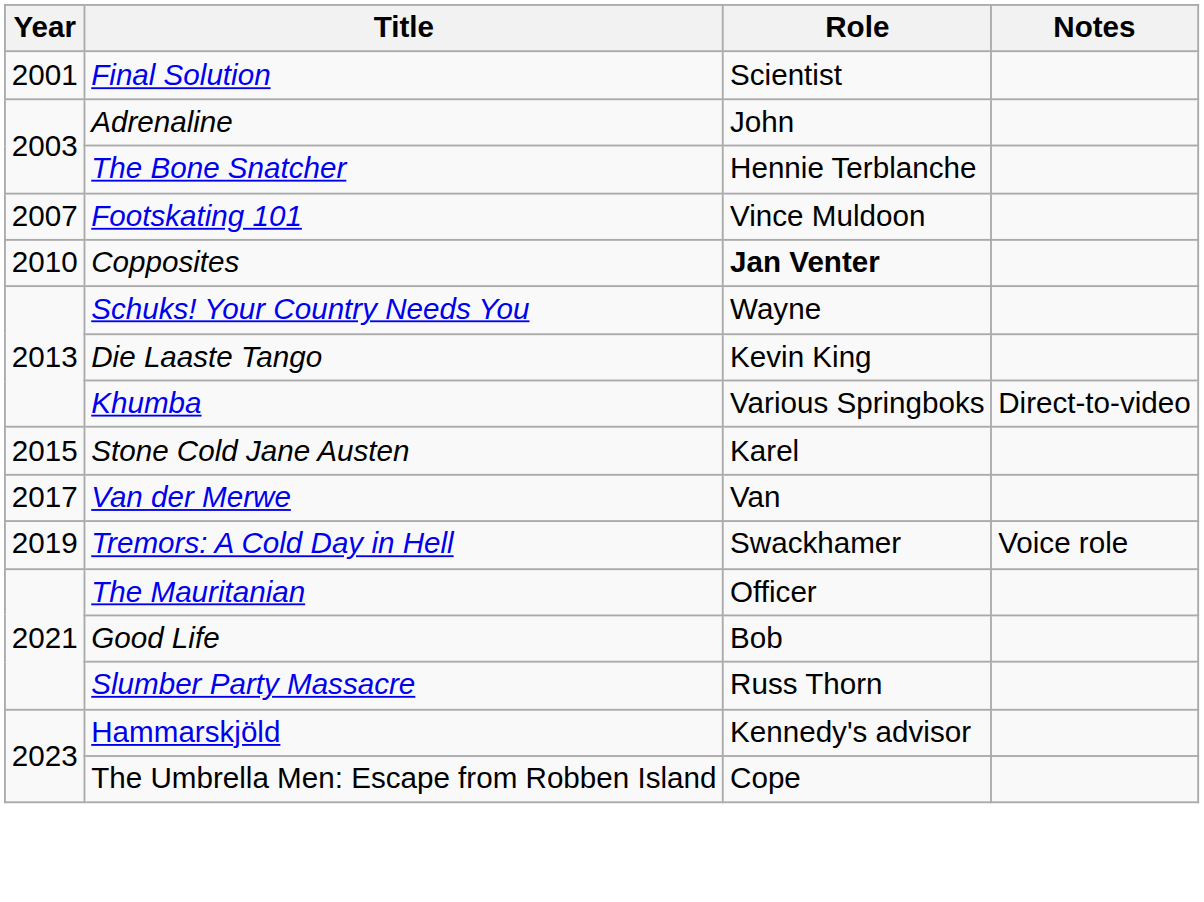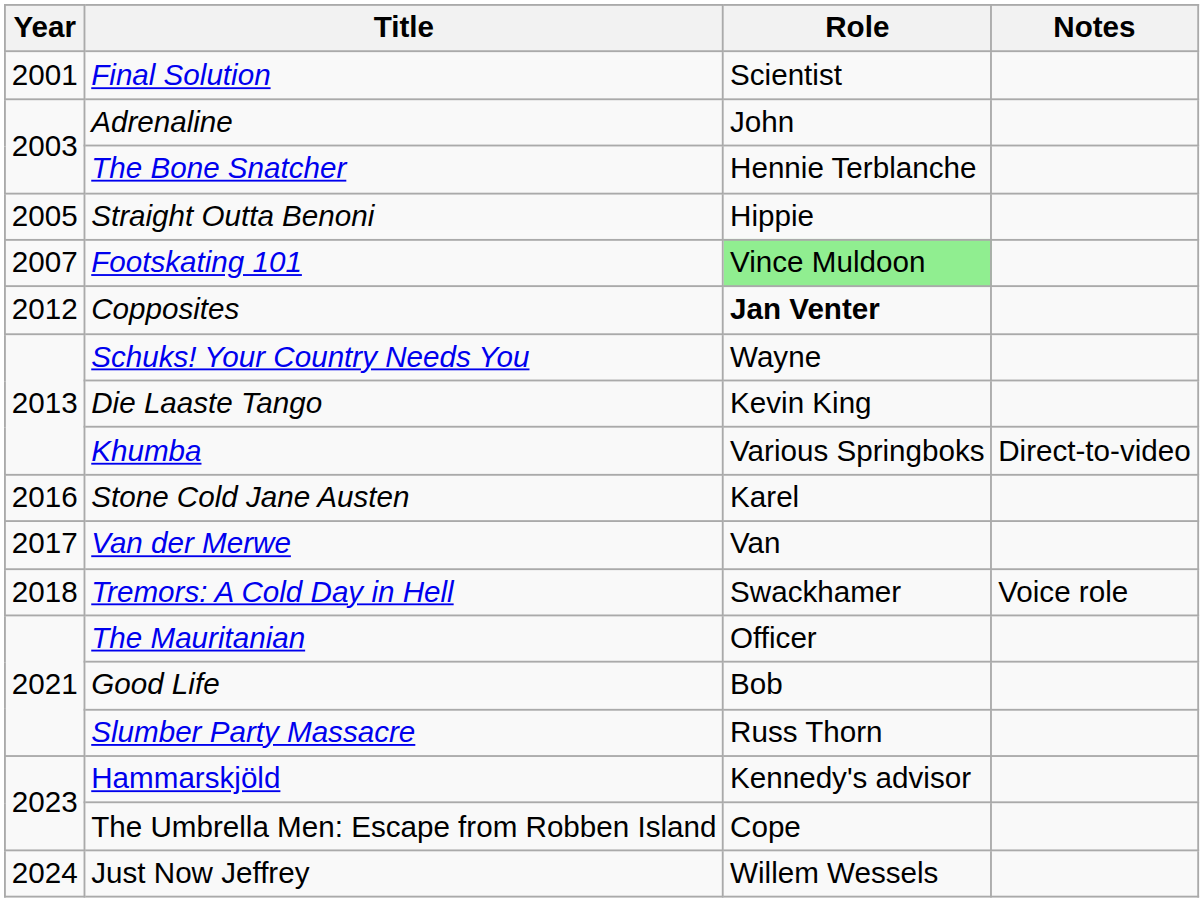+ row: (233, 215)
(828, 215) no background -> (828, 262) lightgreen background
(45, 262) 2010 -> (45, 309) 2012
(45, 450) 2015 -> (45, 497) 2016
(45, 544) 2019 -> (45, 591) 2018
+ row: (200, 872)
